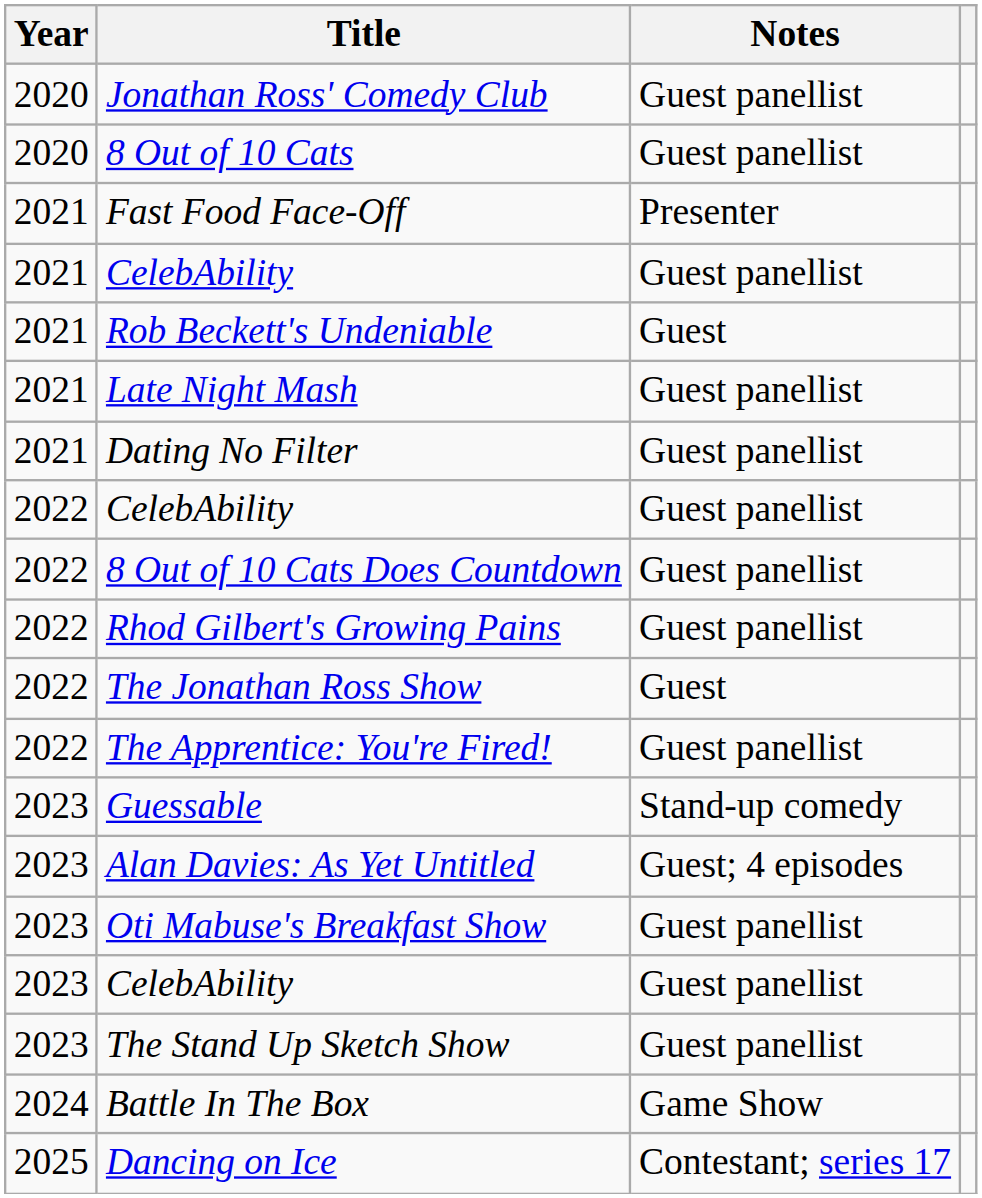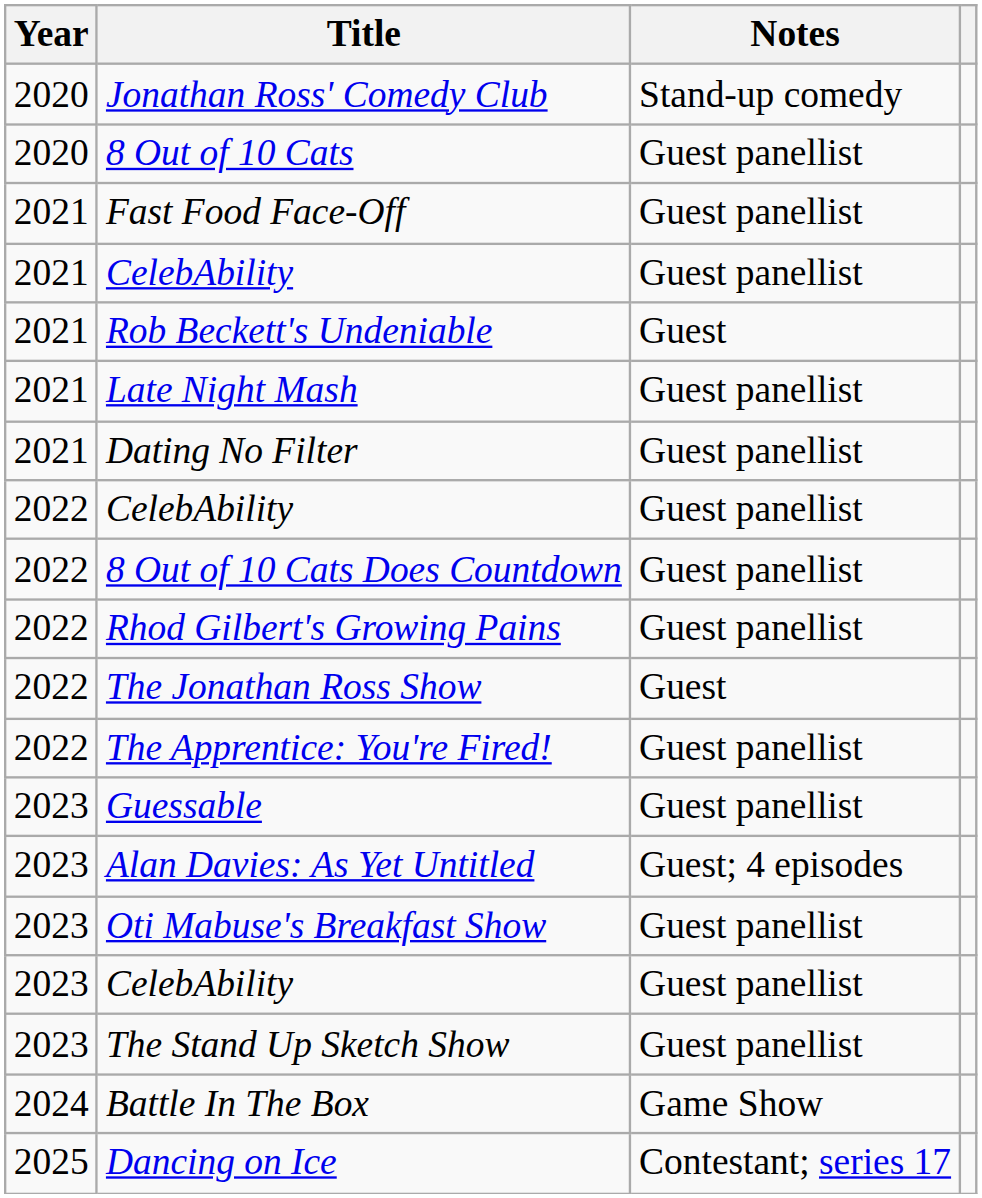(751, 93) Guest panellist -> (771, 93) Stand-up comedy
(709, 212) Presenter -> (751, 212) Guest panellist
(771, 806) Stand-up comedy -> (751, 806) Guest panellist
